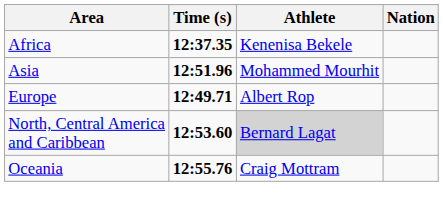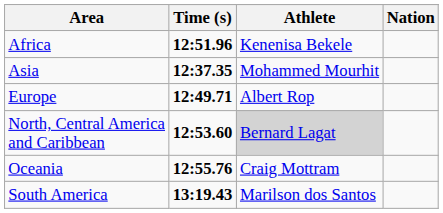(202, 44) 12:37.35 -> (202, 44) 12:51.96
(202, 70) 12:51.96 -> (202, 70) 12:37.35
+ row: (58, 194)
